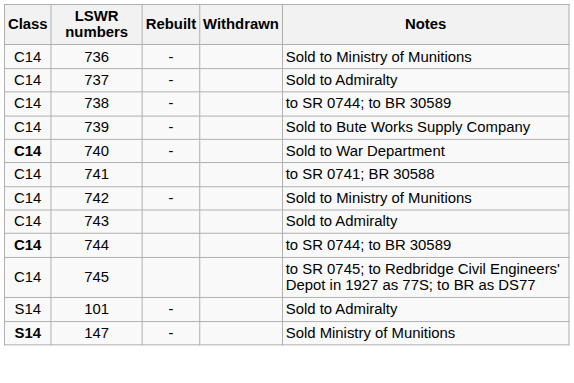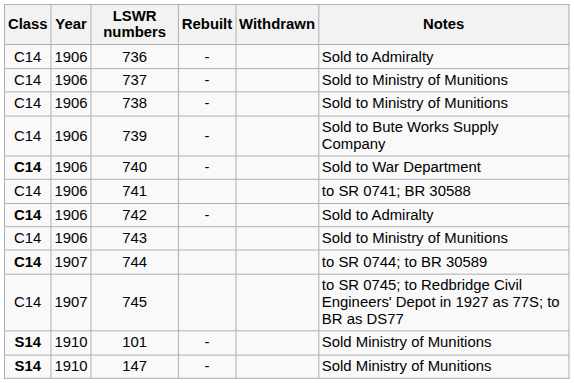+ column: (71, 24)
(379, 56) Sold to Ministry of Munitions -> (378, 56) Sold to Admiralty
(342, 80) Sold to Admiralty -> (415, 80) Sold to Ministry of Munitions
(368, 103) to SR 0744; to BR 30589 -> (415, 103) Sold to Ministry of Munitions
(28, 198) normal -> (28, 214) bold
(379, 198) Sold to Ministry of Munitions -> (378, 214) Sold to Admiralty
(342, 221) Sold to Admiralty -> (415, 238) Sold to Ministry of Munitions
(28, 309) normal -> (28, 342) bold
(342, 309) Sold to Admiralty -> (407, 342) Sold Ministry of Munitions
